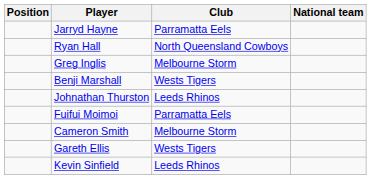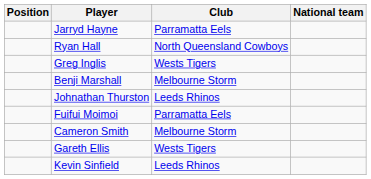(195, 64) Melbourne Storm -> (185, 64) Wests Tigers
(185, 81) Wests Tigers -> (195, 81) Melbourne Storm
